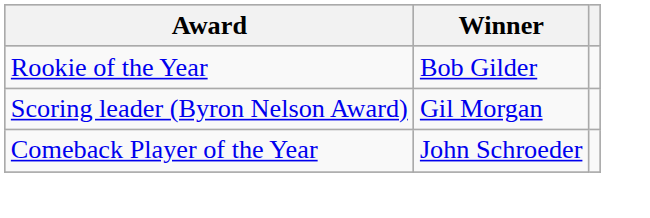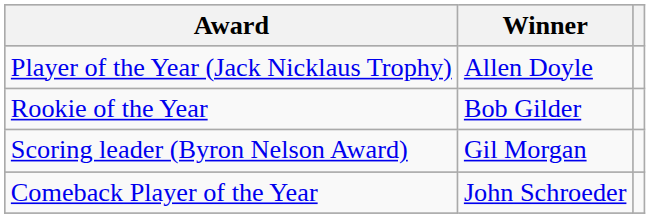+ row: (231, 66)
